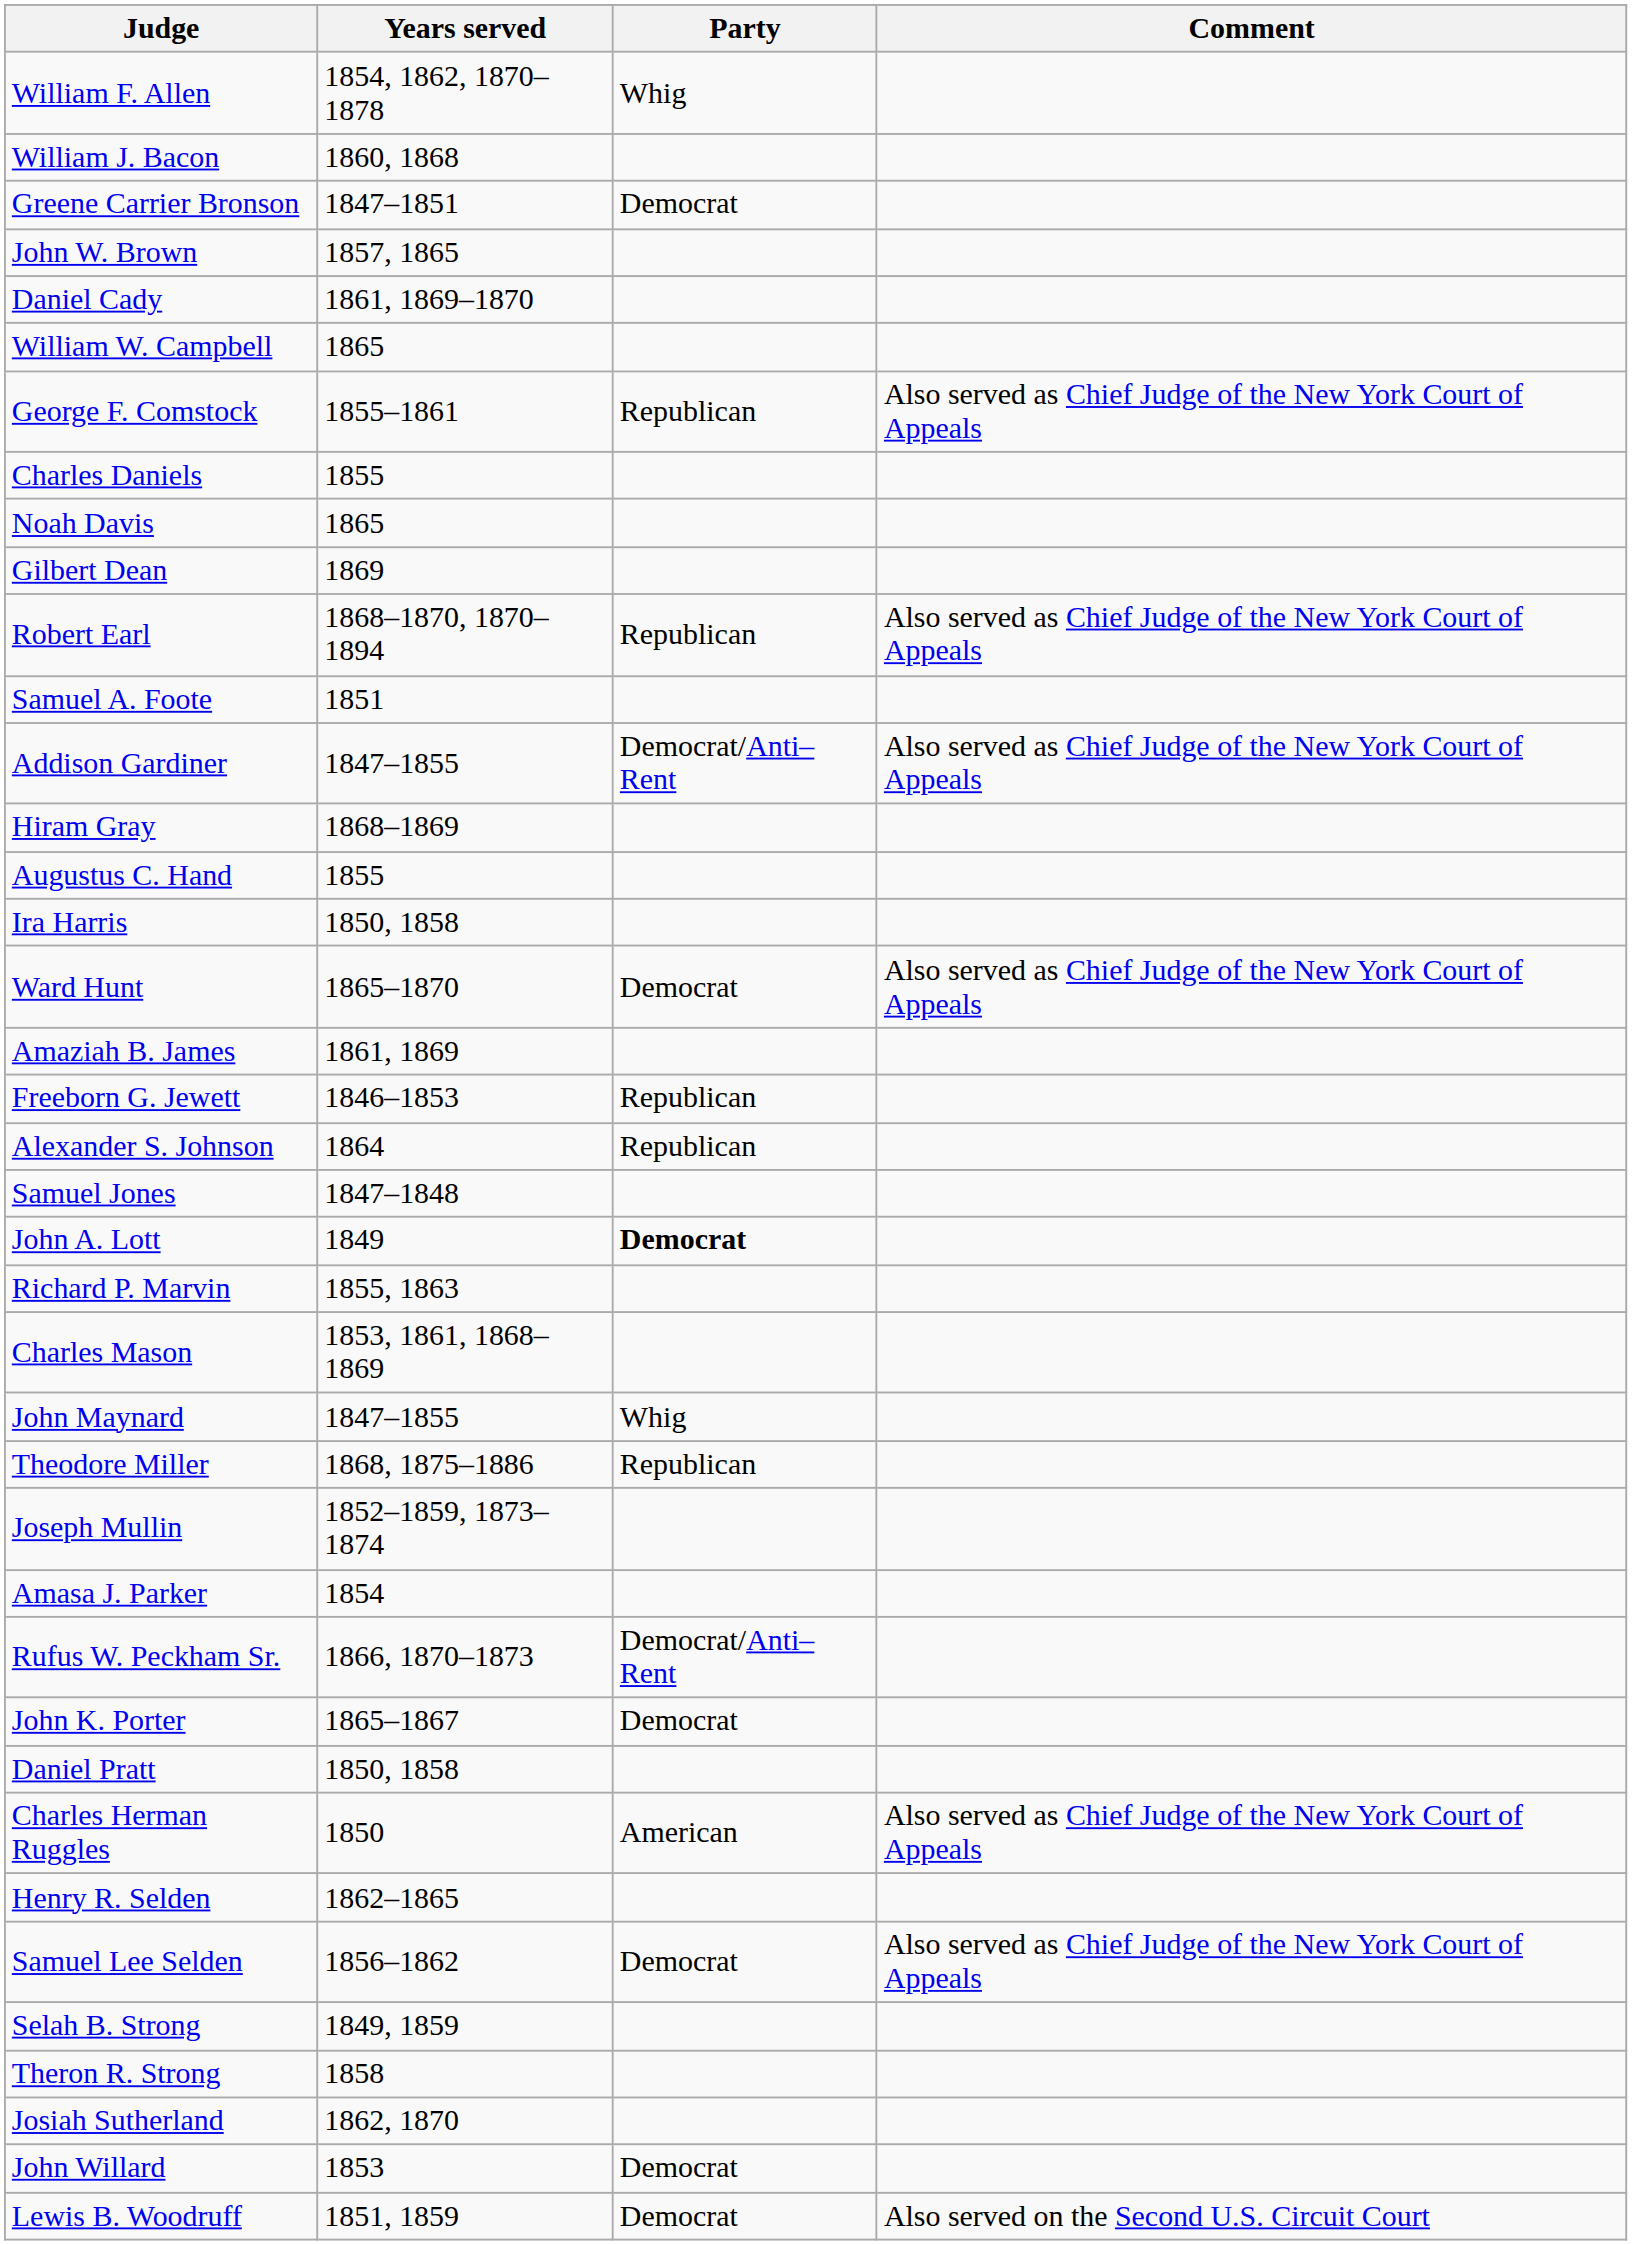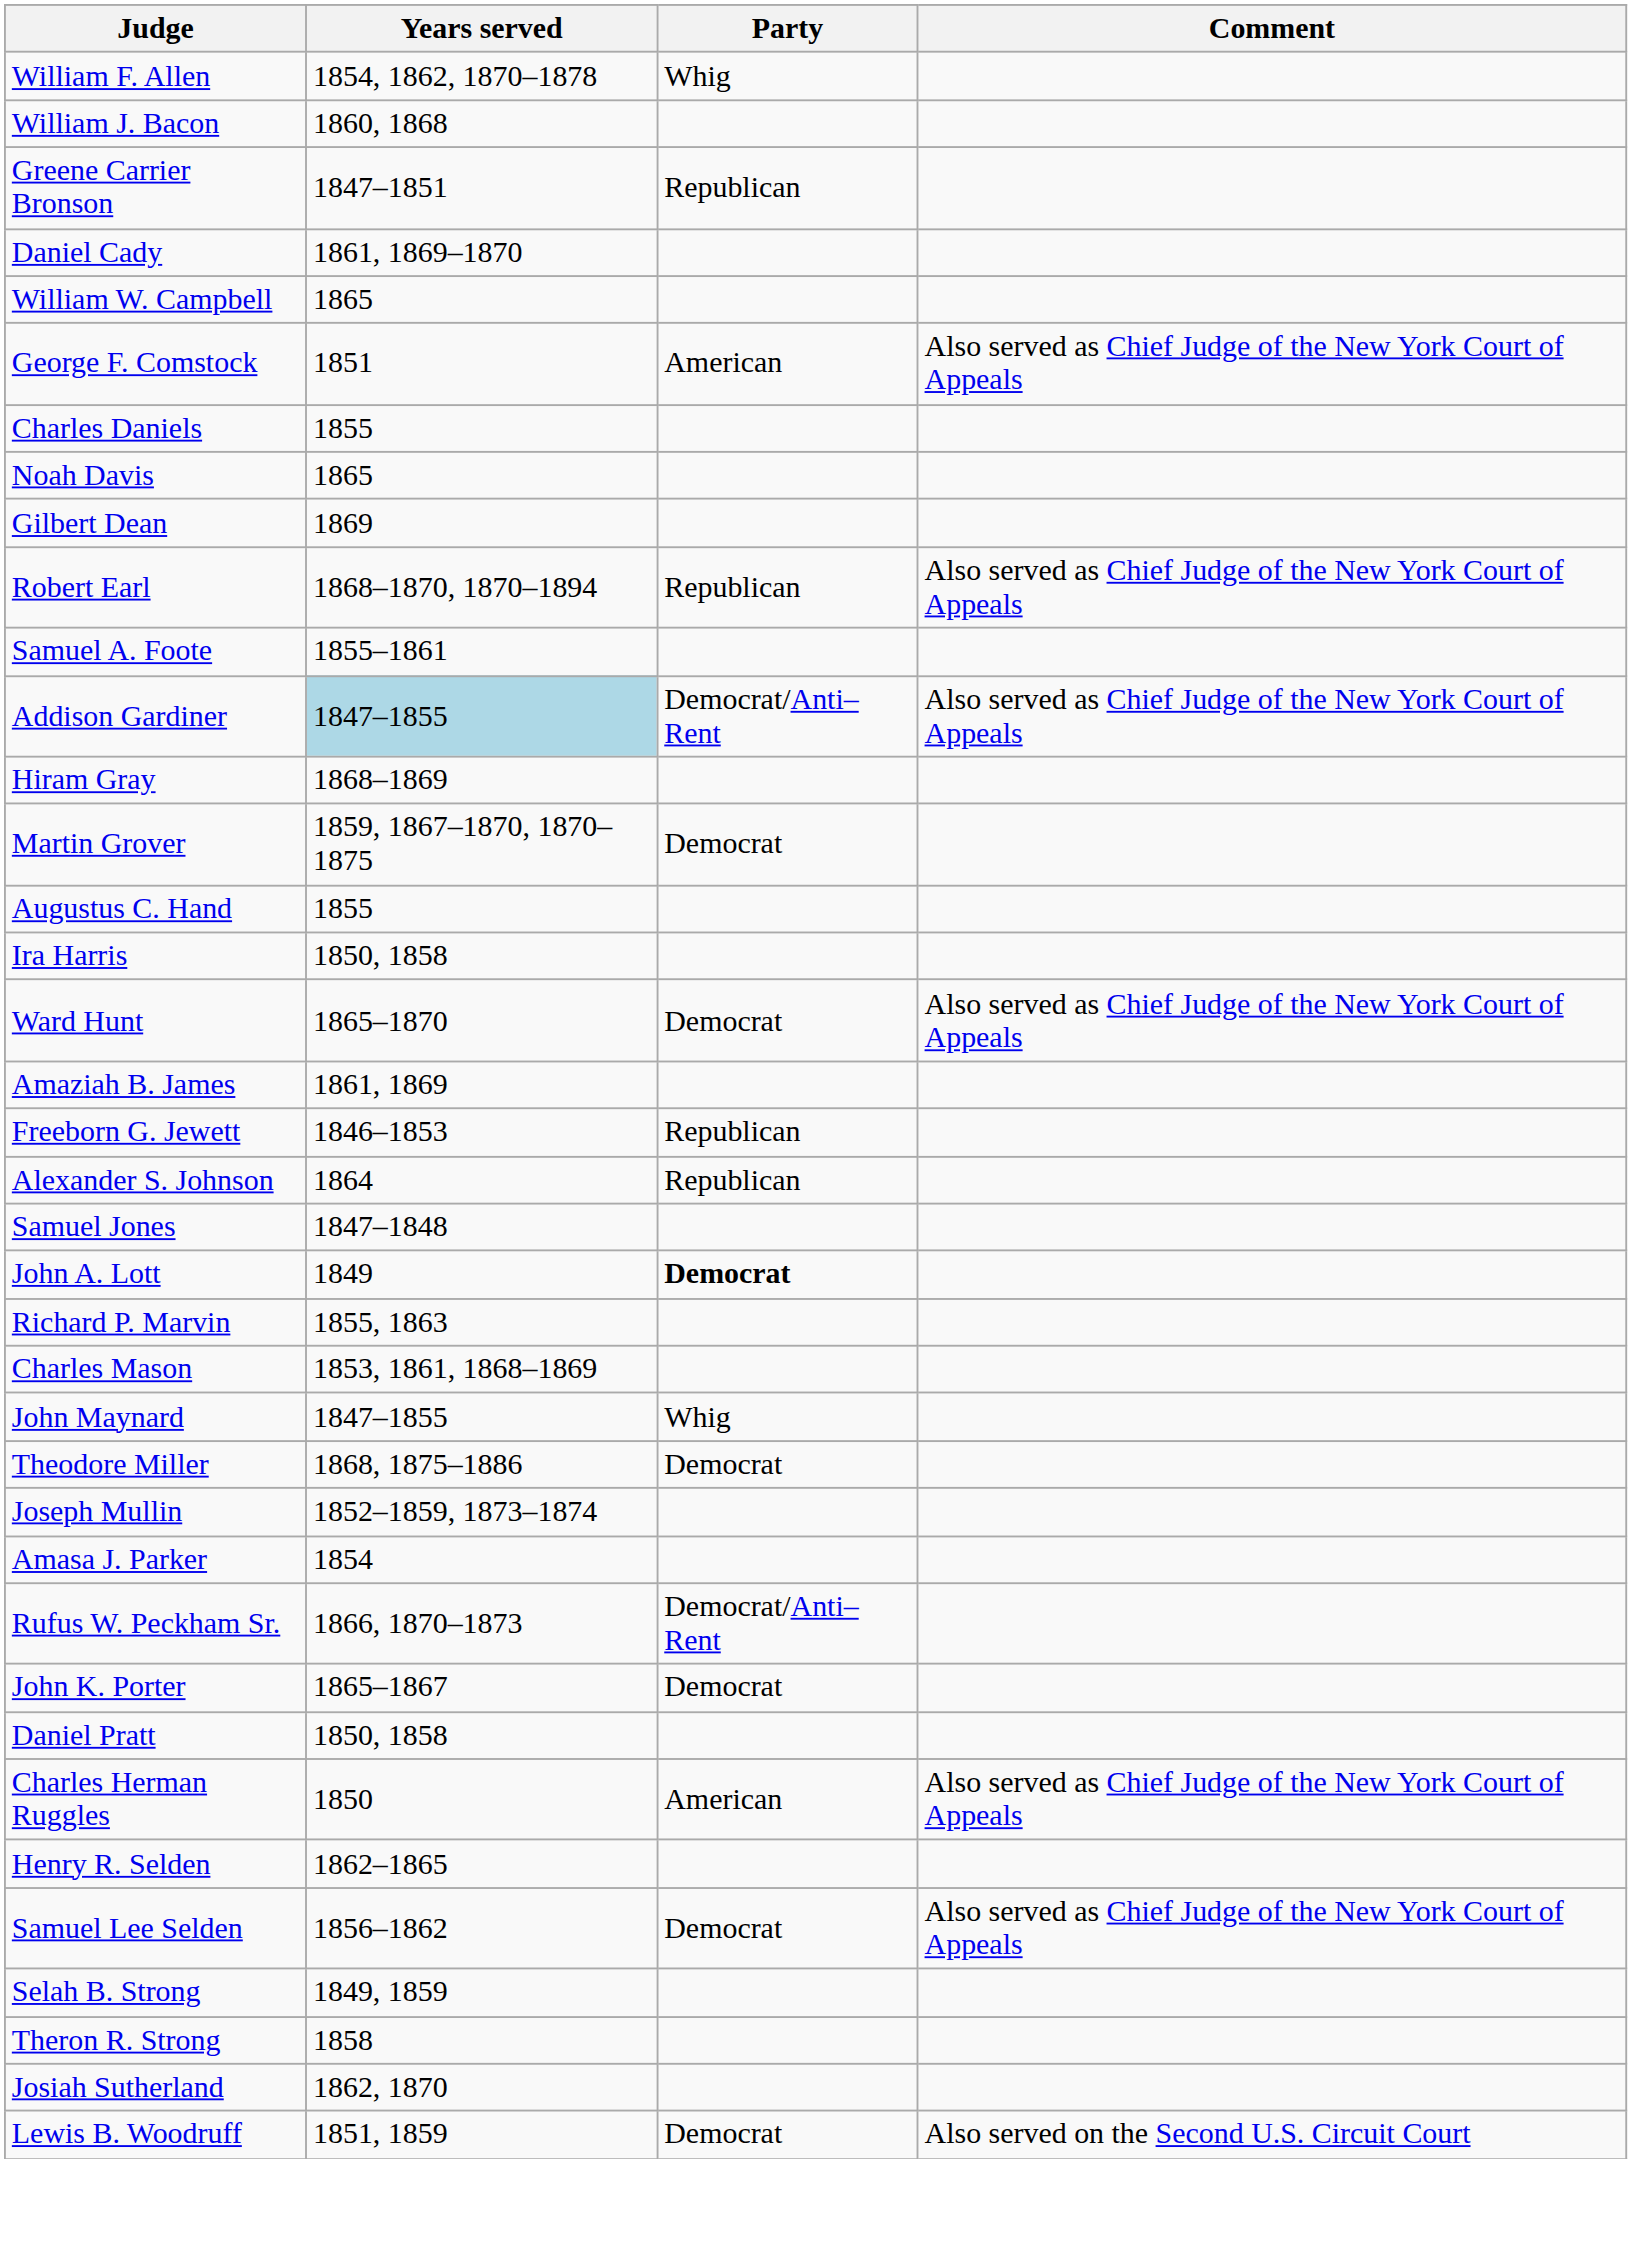(679, 204) Democrat -> (732, 187) Republican
- row: (105, 251)
(392, 410) 1855–1861 -> (343, 363) 1851
(688, 410) Republican -> (723, 363) American
(354, 698) 1851 -> (380, 651) 1855–1861
(392, 762) no background -> (380, 715) lightblue background
+ row: (99, 844)
(688, 1463) Republican -> (723, 1463) Democrat
- row: (89, 2167)
